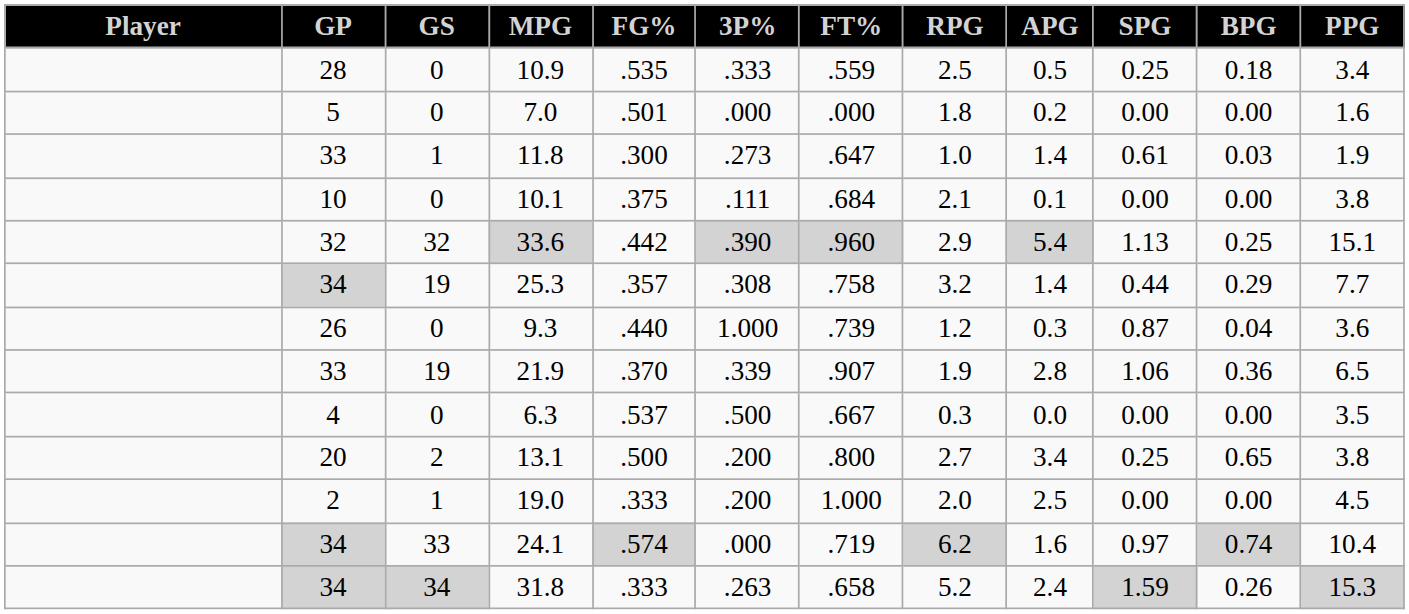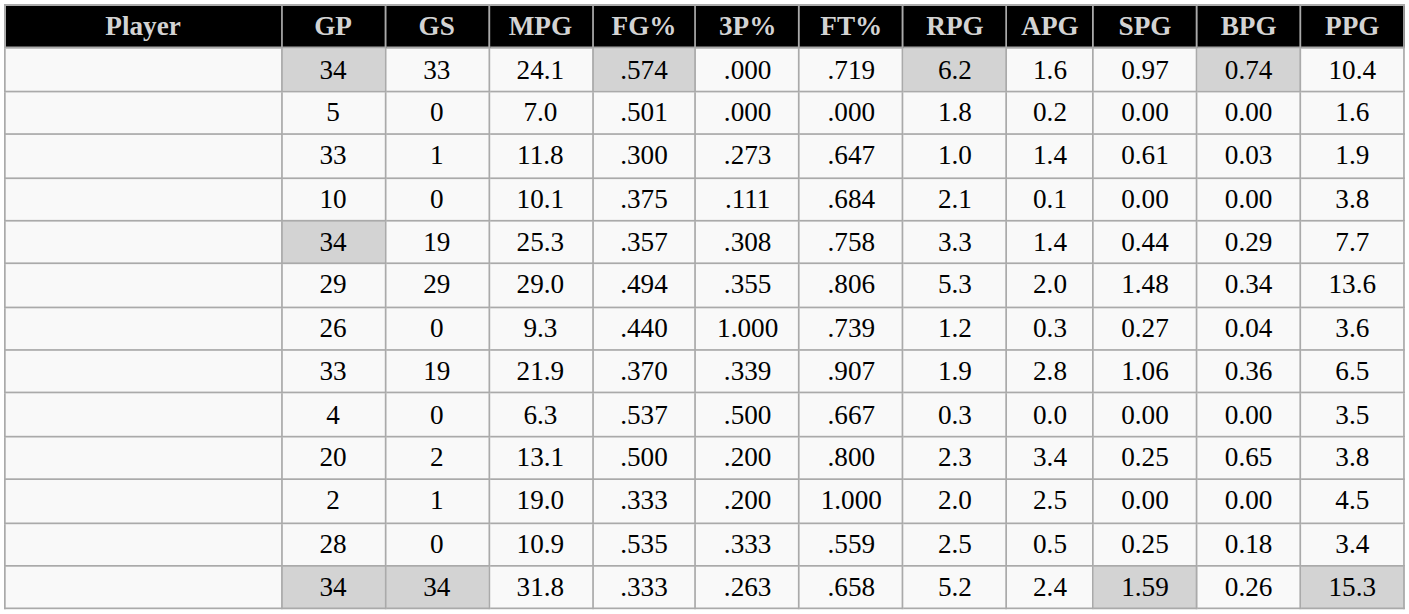rows swapped: (540, 69) <-> (540, 543)
- row: (540, 241)
(955, 284) 3.2 -> (955, 241) 3.3
+ row: (540, 284)
(1145, 328) 0.87 -> (1145, 328) 0.27
(955, 457) 2.7 -> (955, 457) 2.3
